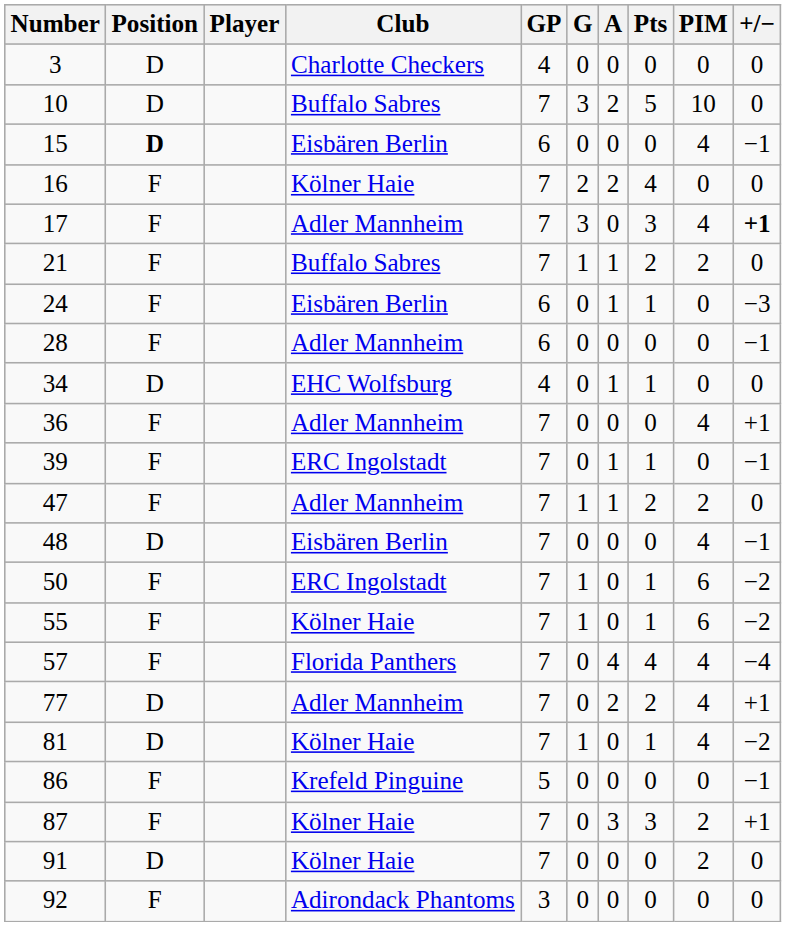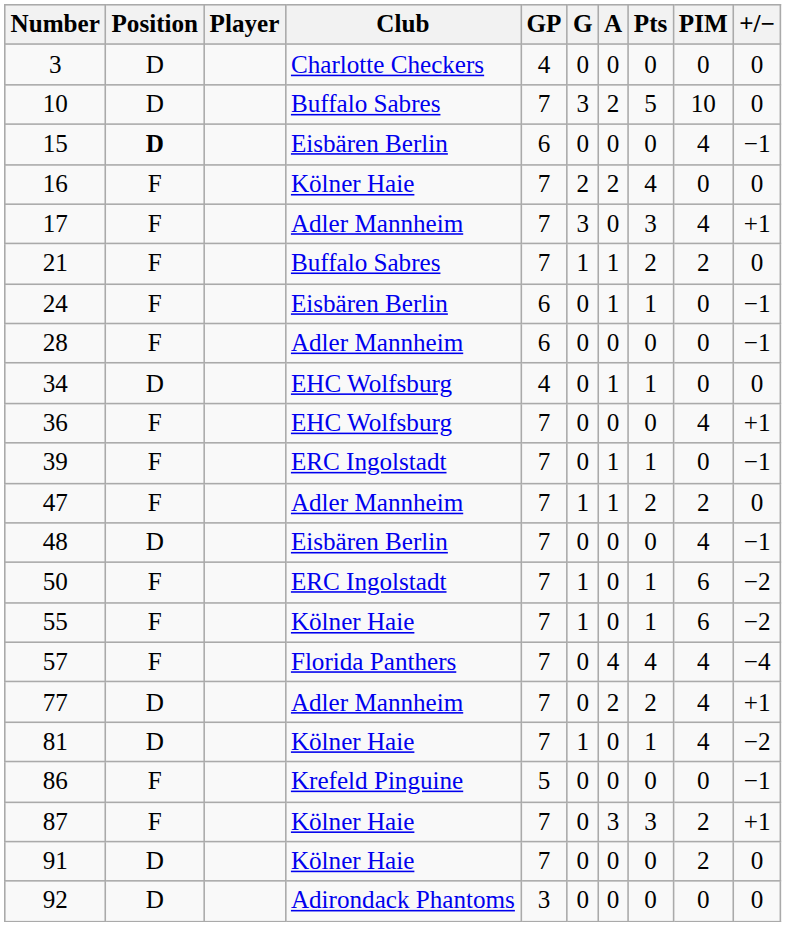(757, 223) bold -> (757, 223) normal
(757, 303) −3 -> (757, 303) −1
(377, 422) Adler Mannheim -> (371, 422) EHC Wolfsburg
(155, 900) F -> (155, 900) D
